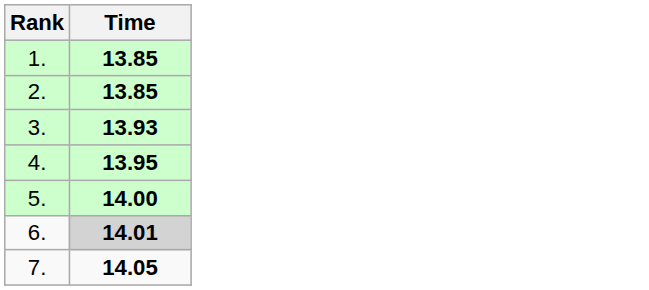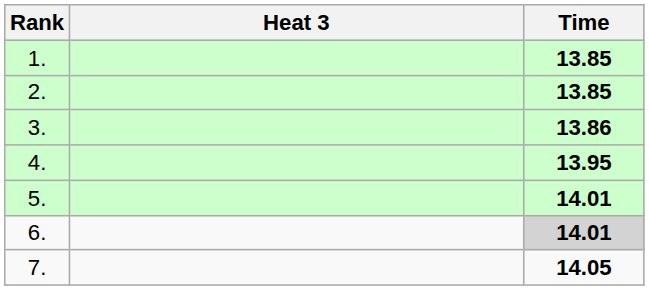+ column: (296, 23)
(130, 128) 13.93 -> (584, 128) 13.86
(130, 198) 14.00 -> (584, 198) 14.01
